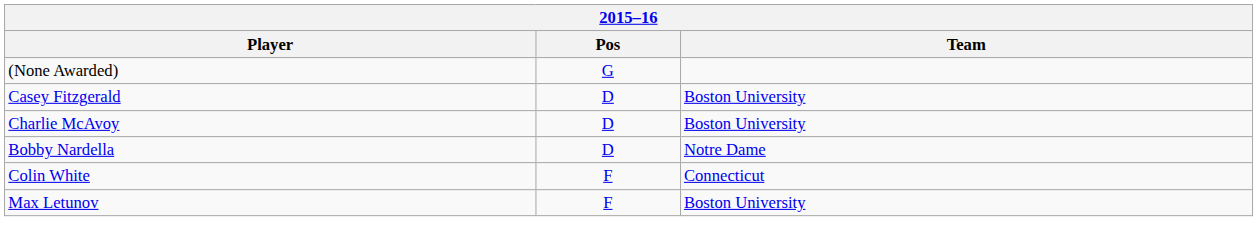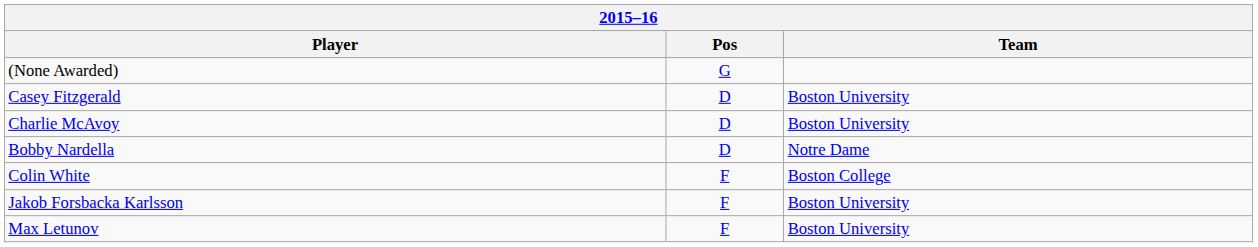(724, 176) Connecticut -> (839, 176) Boston College
+ row: (96, 202)
